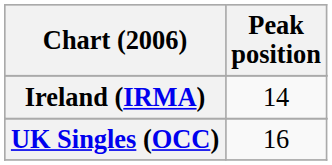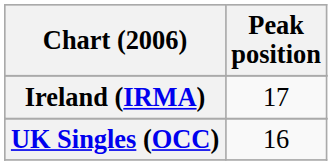(276, 97) 14 -> (276, 97) 17
